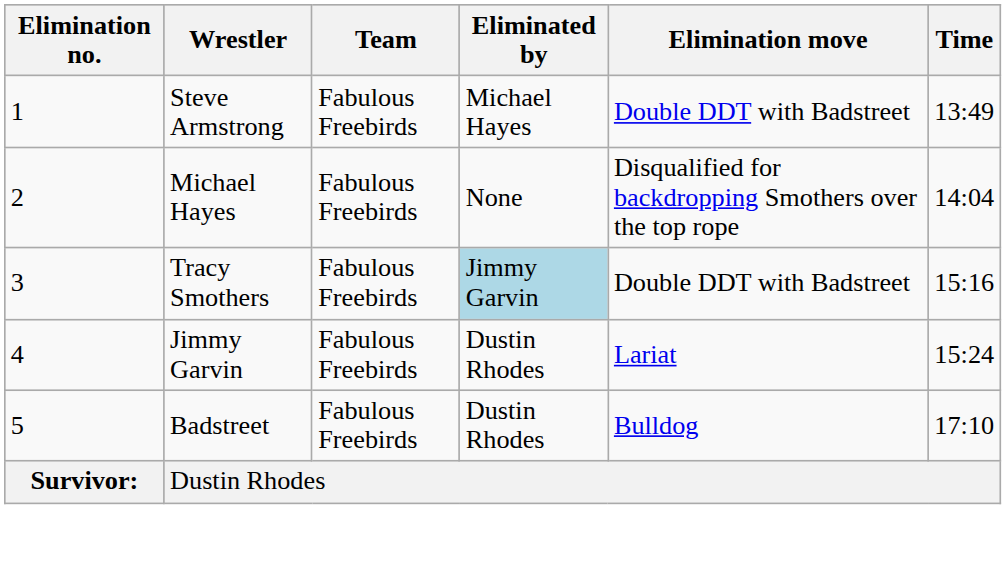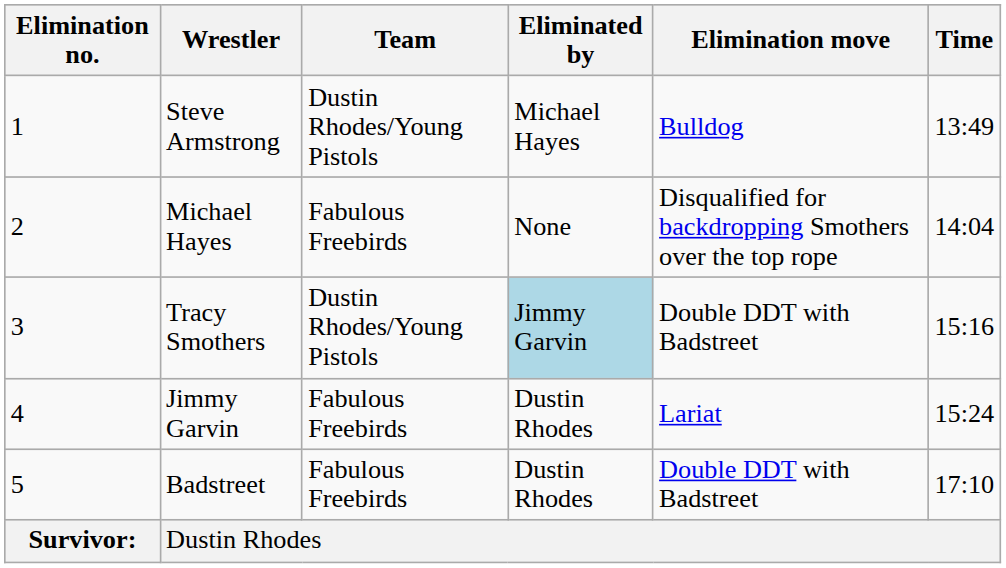(368, 111) Fabulous Freebirds -> (386, 125) Dustin Rhodes/Young Pistols
(762, 111) Double DDT with Badstreet -> (701, 125) Bulldog
(368, 282) Fabulous Freebirds -> (386, 327) Dustin Rhodes/Young Pistols
(656, 425) Bulldog -> (754, 484) Double DDT with Badstreet
